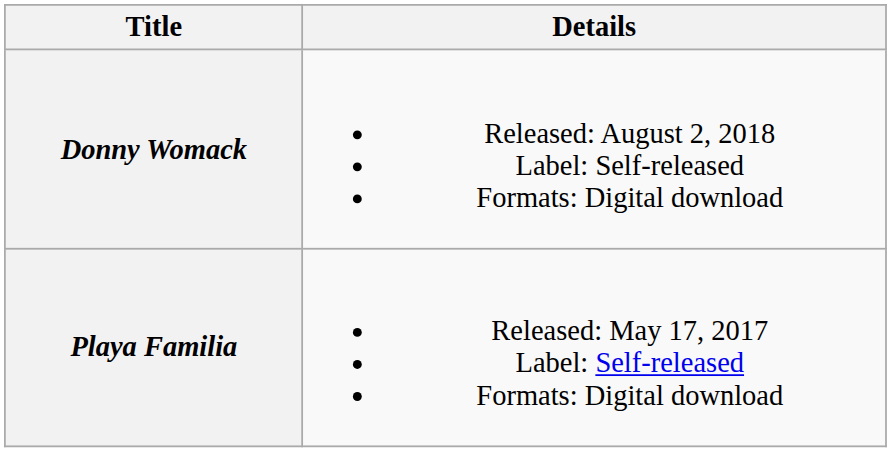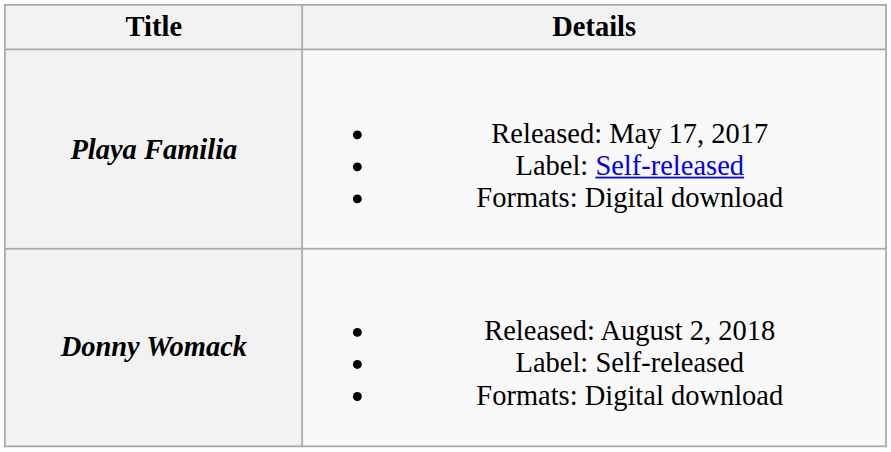rows swapped: (154, 347) <-> (154, 148)
